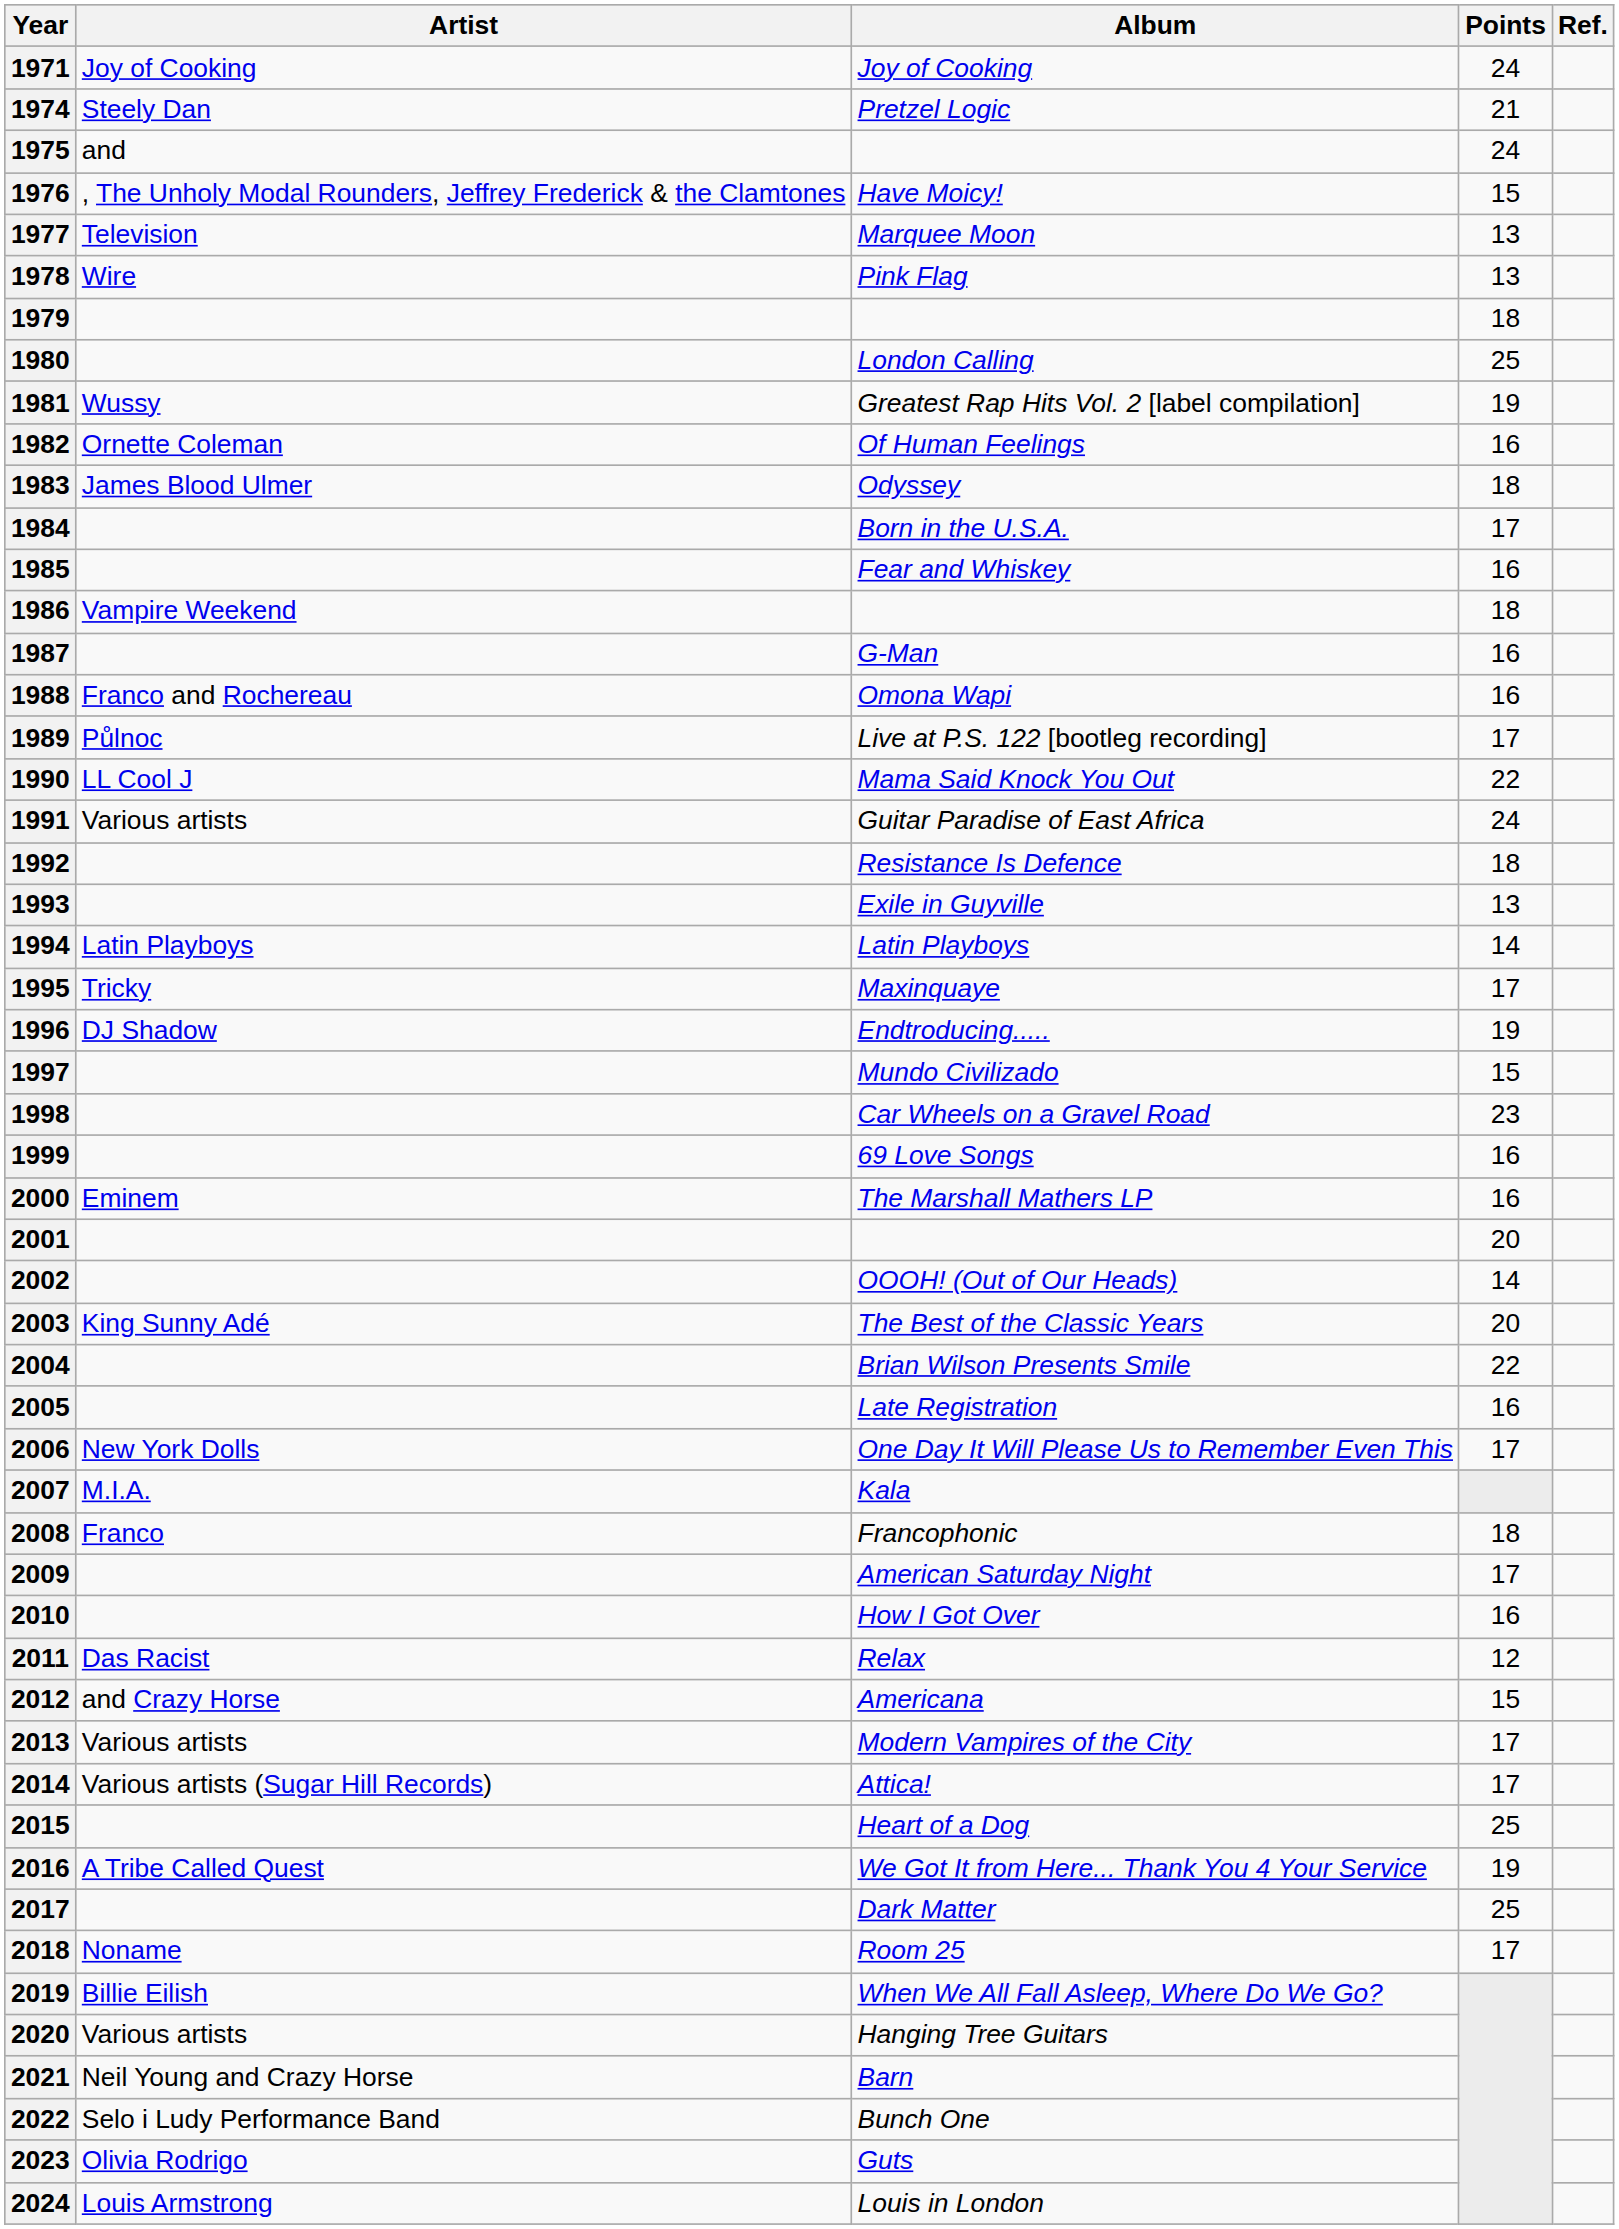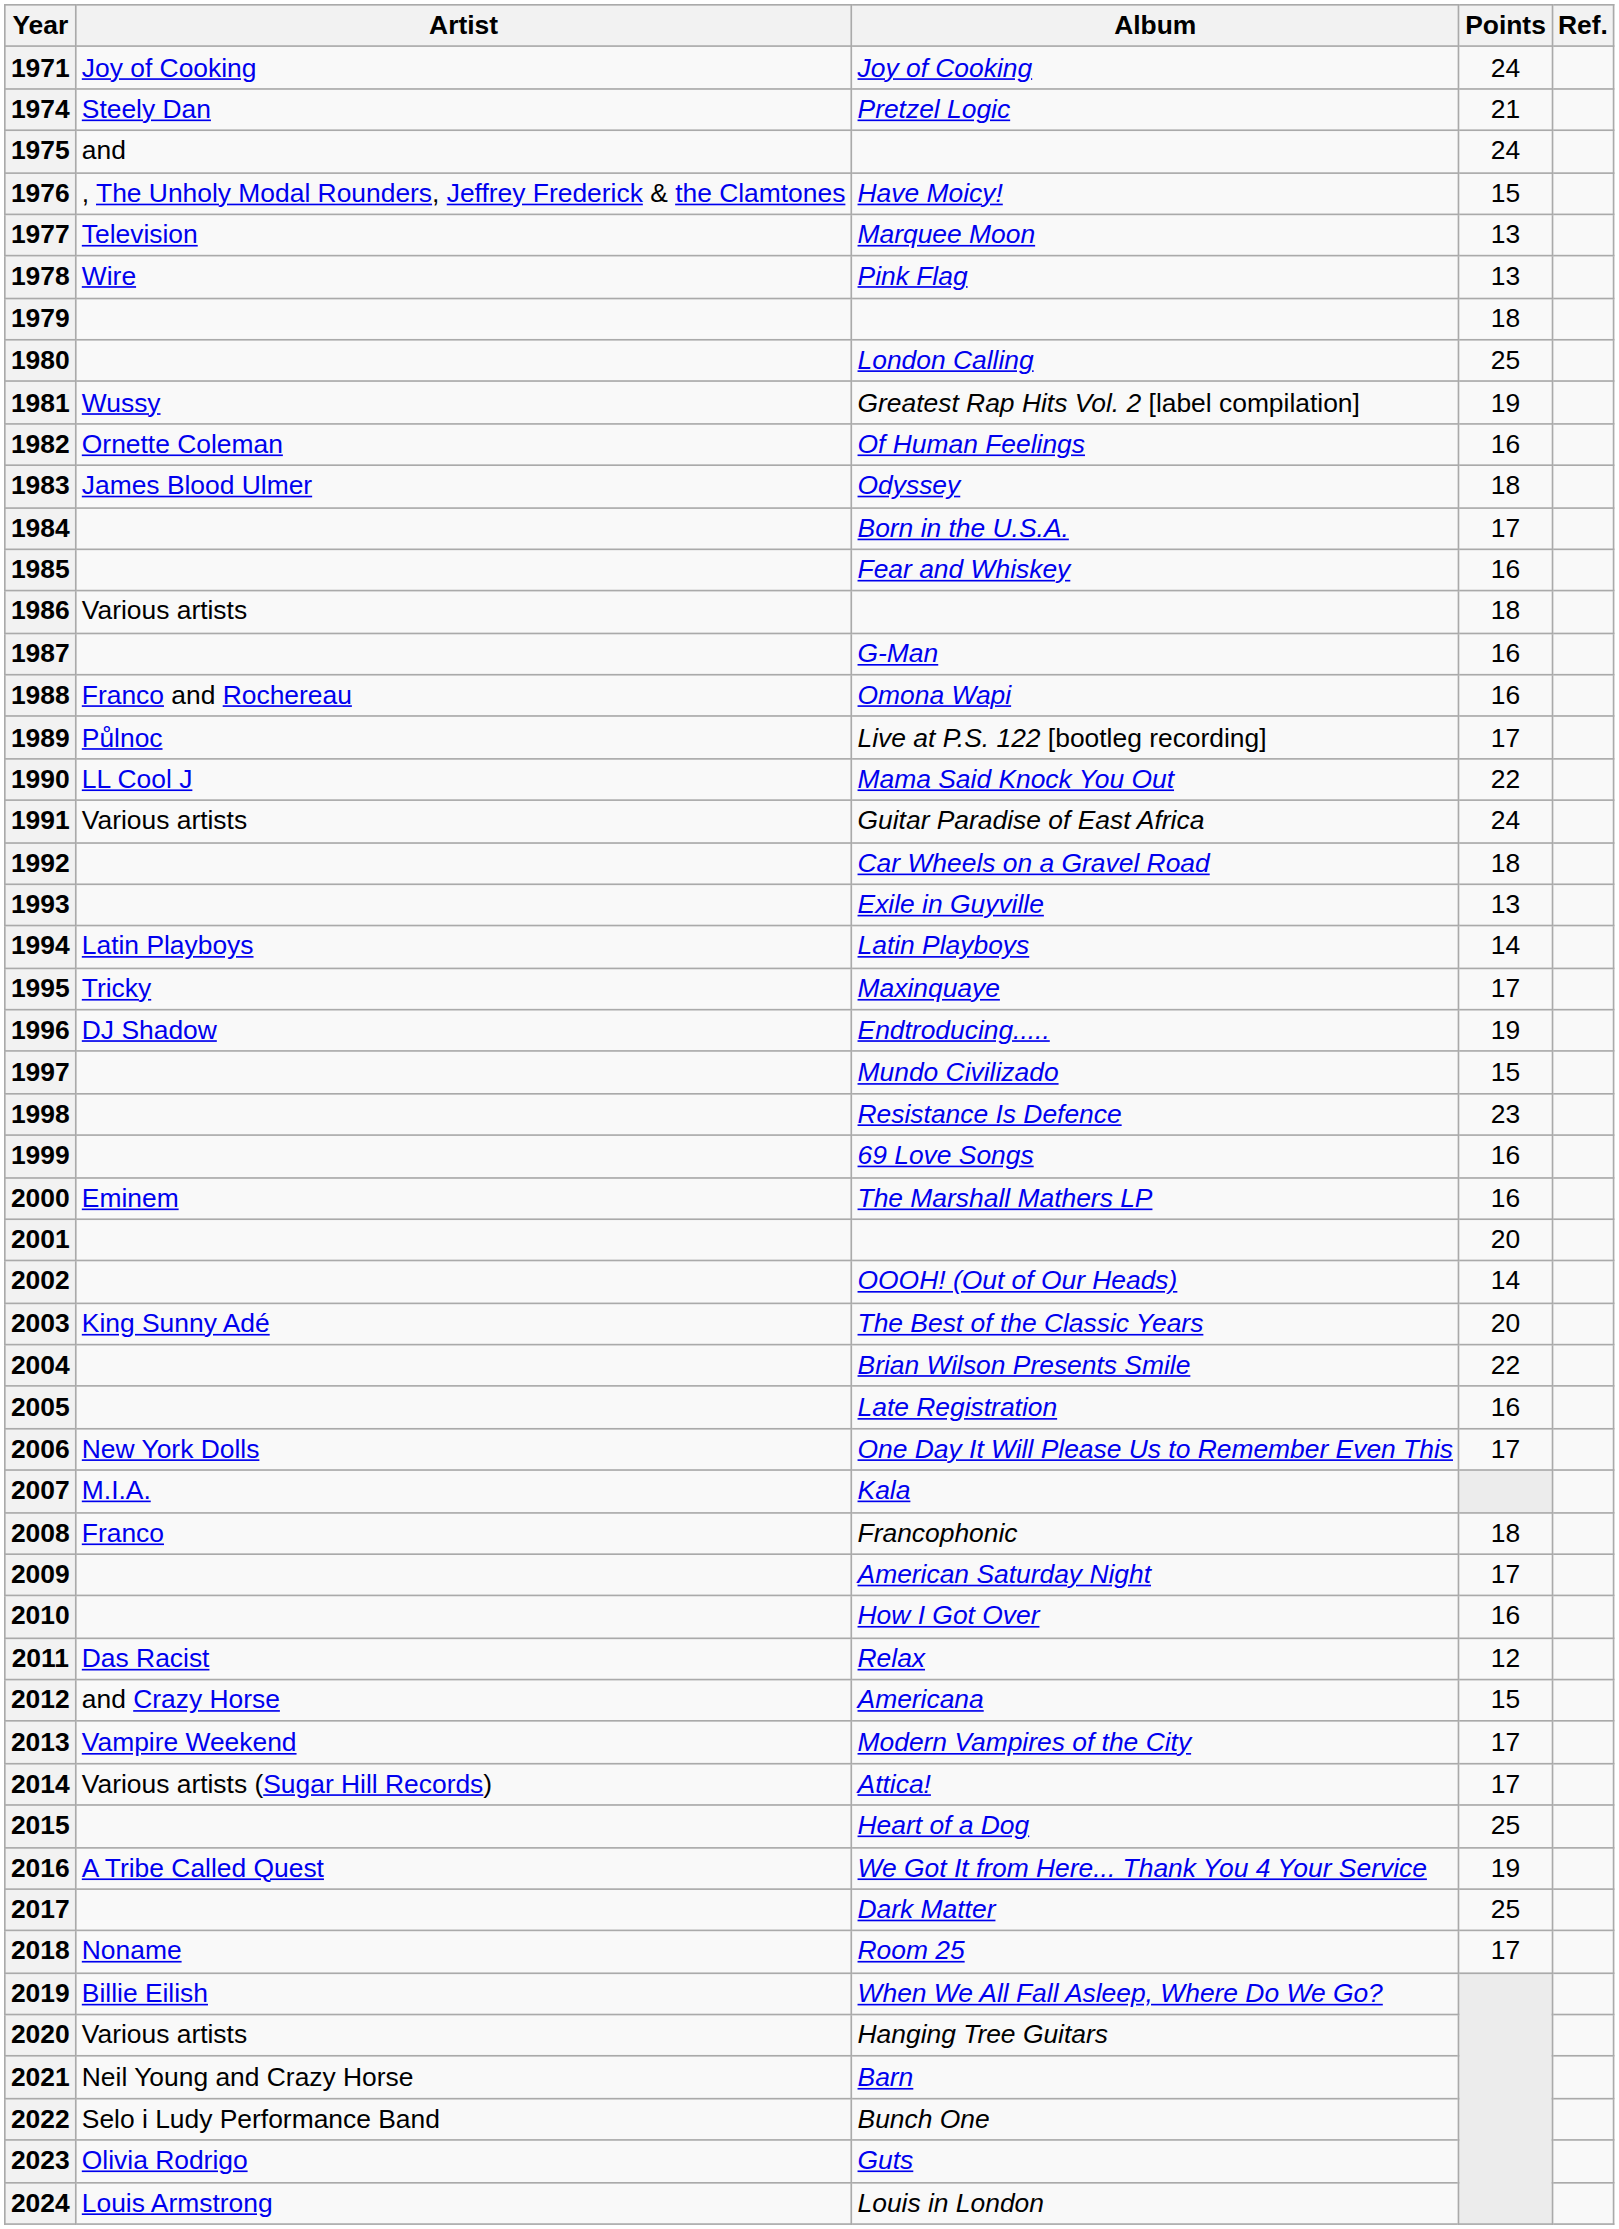(189, 611) Vampire Weekend -> (164, 611) Various artists
(990, 862) Resistance Is Defence -> (1034, 862) Car Wheels on a Gravel Road
(1034, 1114) Car Wheels on a Gravel Road -> (990, 1114) Resistance Is Defence
(164, 1742) Various artists -> (189, 1742) Vampire Weekend
